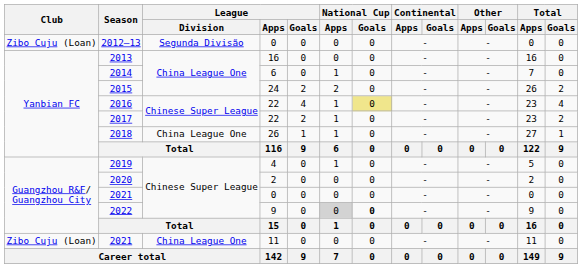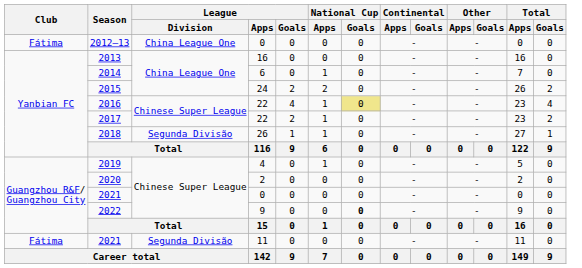(52, 42) Zibo Cuju (Loan) -> (46, 42) Fátima
(201, 42) Segunda Divisão -> (190, 42) China League One
(201, 134) China League One -> (190, 134) Segunda Divisão
(336, 210) lightgrey background -> (325, 210) no background
(52, 241) Zibo Cuju (Loan) -> (46, 241) Fátima
(201, 241) China League One -> (190, 241) Segunda Divisão
